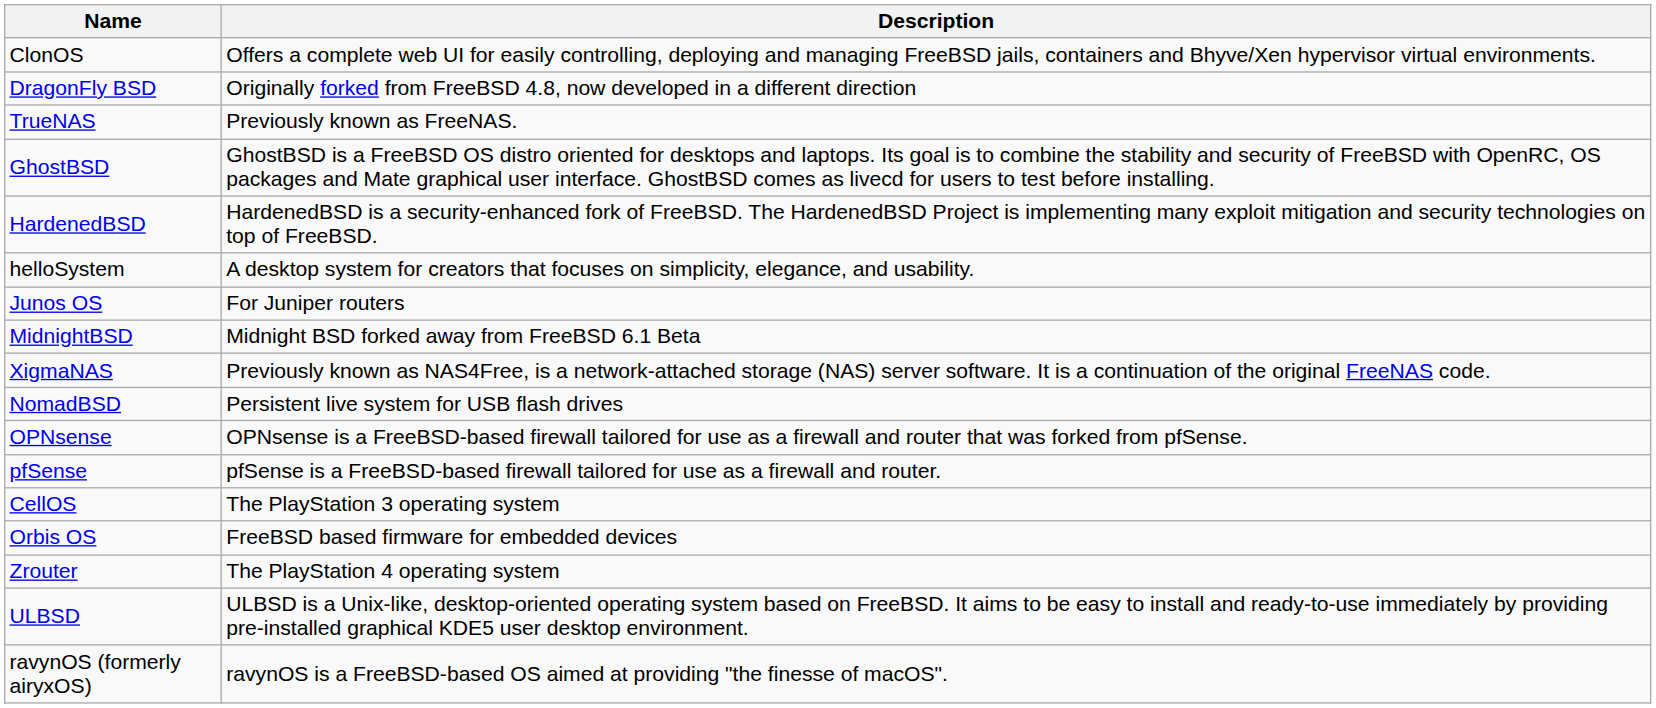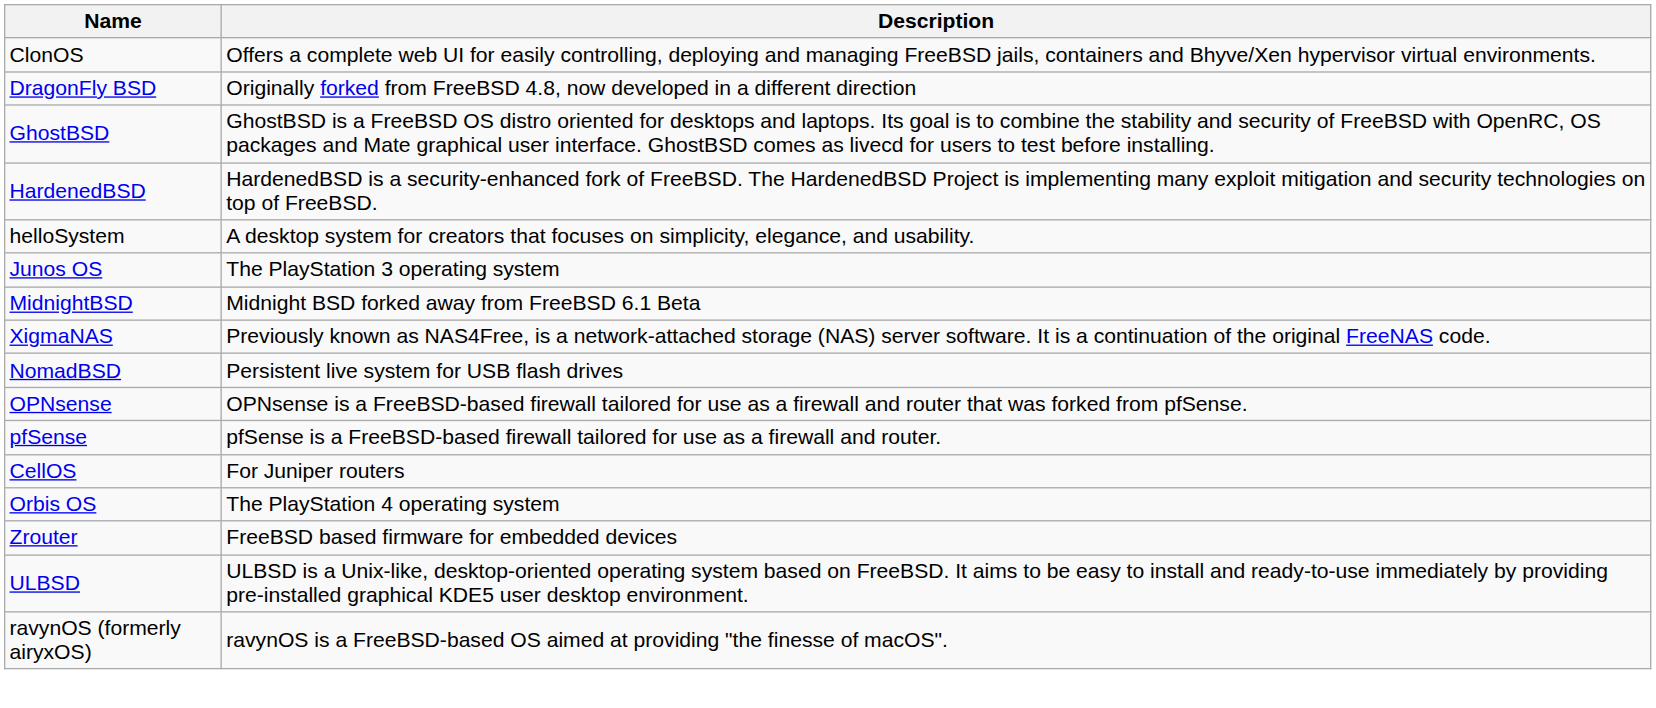- row: (53, 121)
(315, 303) For Juniper routers -> (393, 269) The PlayStation 3 operating system
(393, 504) The PlayStation 3 operating system -> (315, 470) For Juniper routers
(452, 537) FreeBSD based firmware for embedded devices -> (393, 504) The PlayStation 4 operating system
(393, 571) The PlayStation 4 operating system -> (452, 537) FreeBSD based firmware for embedded devices
